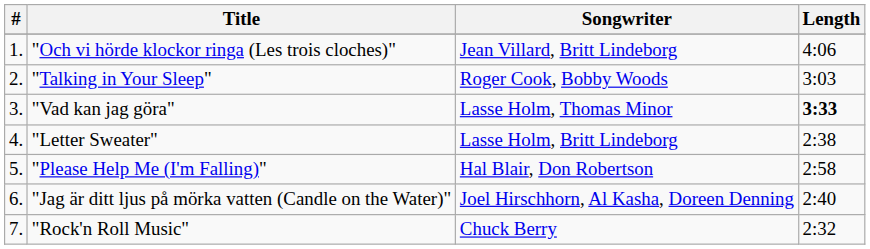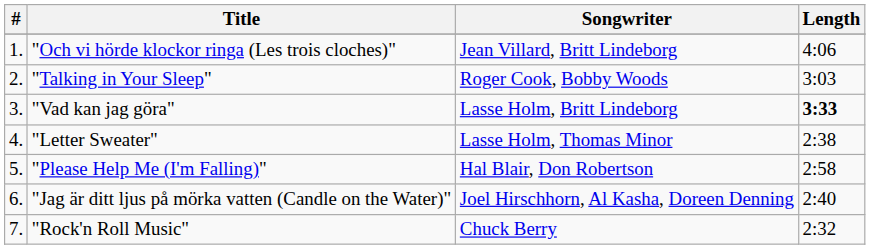(566, 109) Lasse Holm, Thomas Minor -> (569, 109) Lasse Holm, Britt Lindeborg
(569, 139) Lasse Holm, Britt Lindeborg -> (566, 139) Lasse Holm, Thomas Minor
